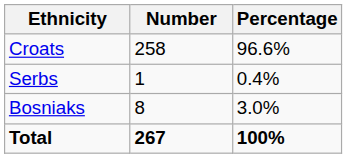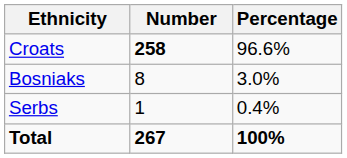(150, 49) normal -> (150, 49) bold
rows swapped: (47, 108) <-> (33, 78)
